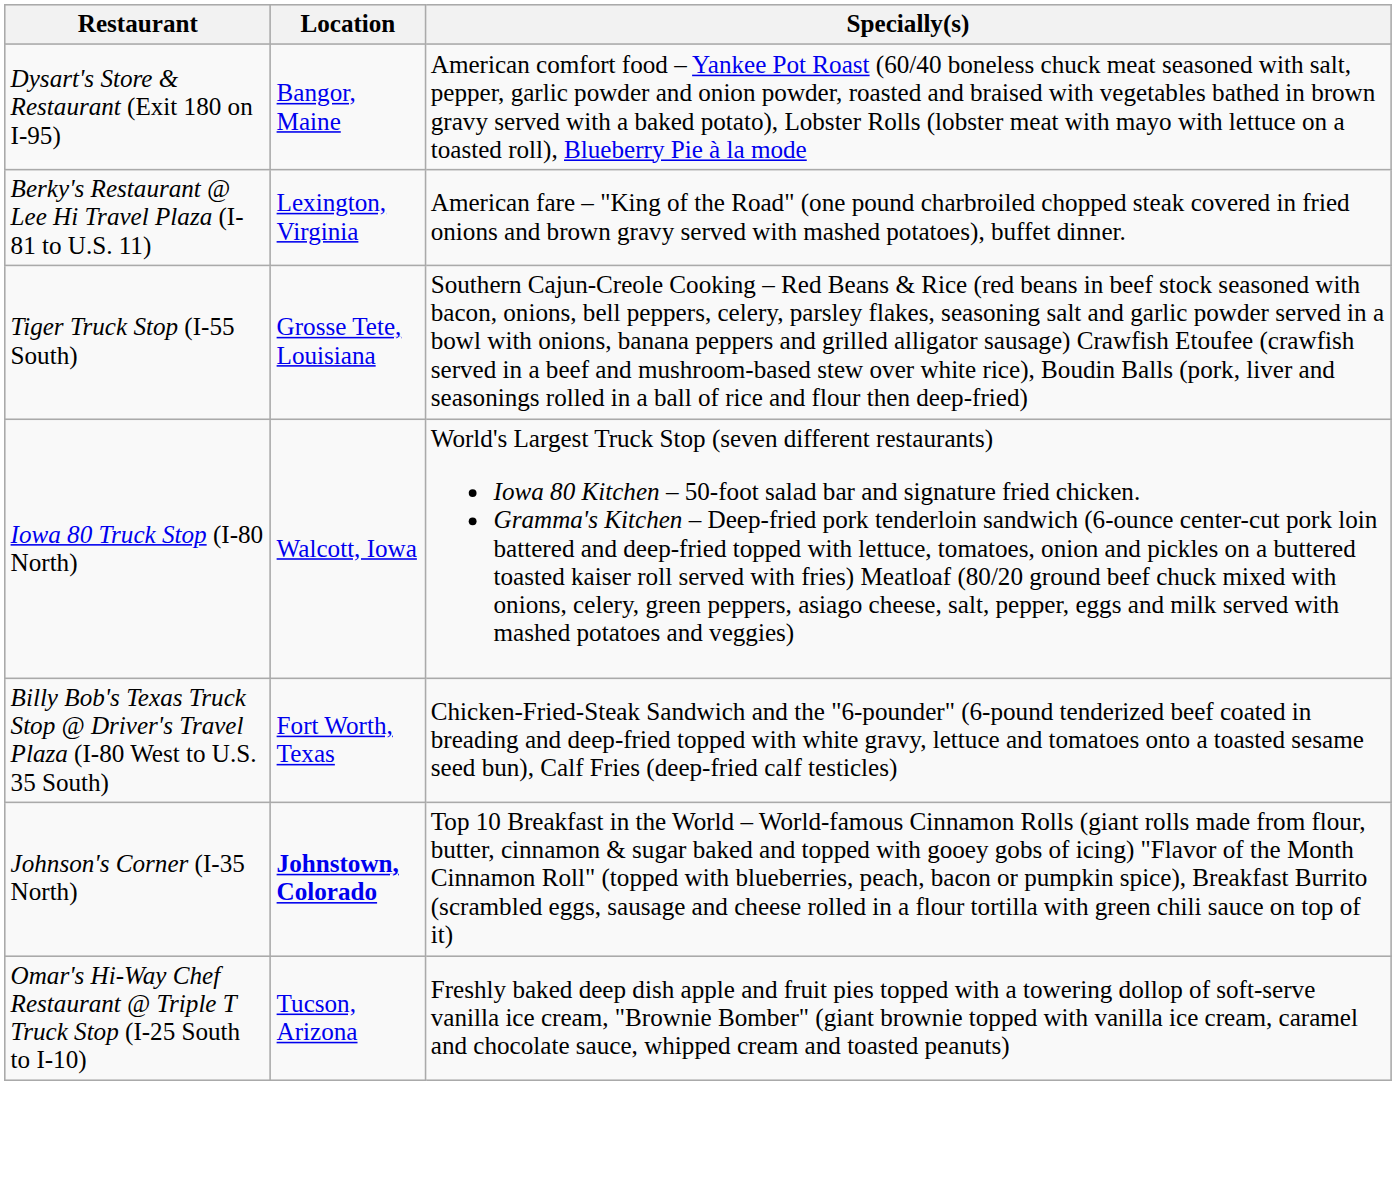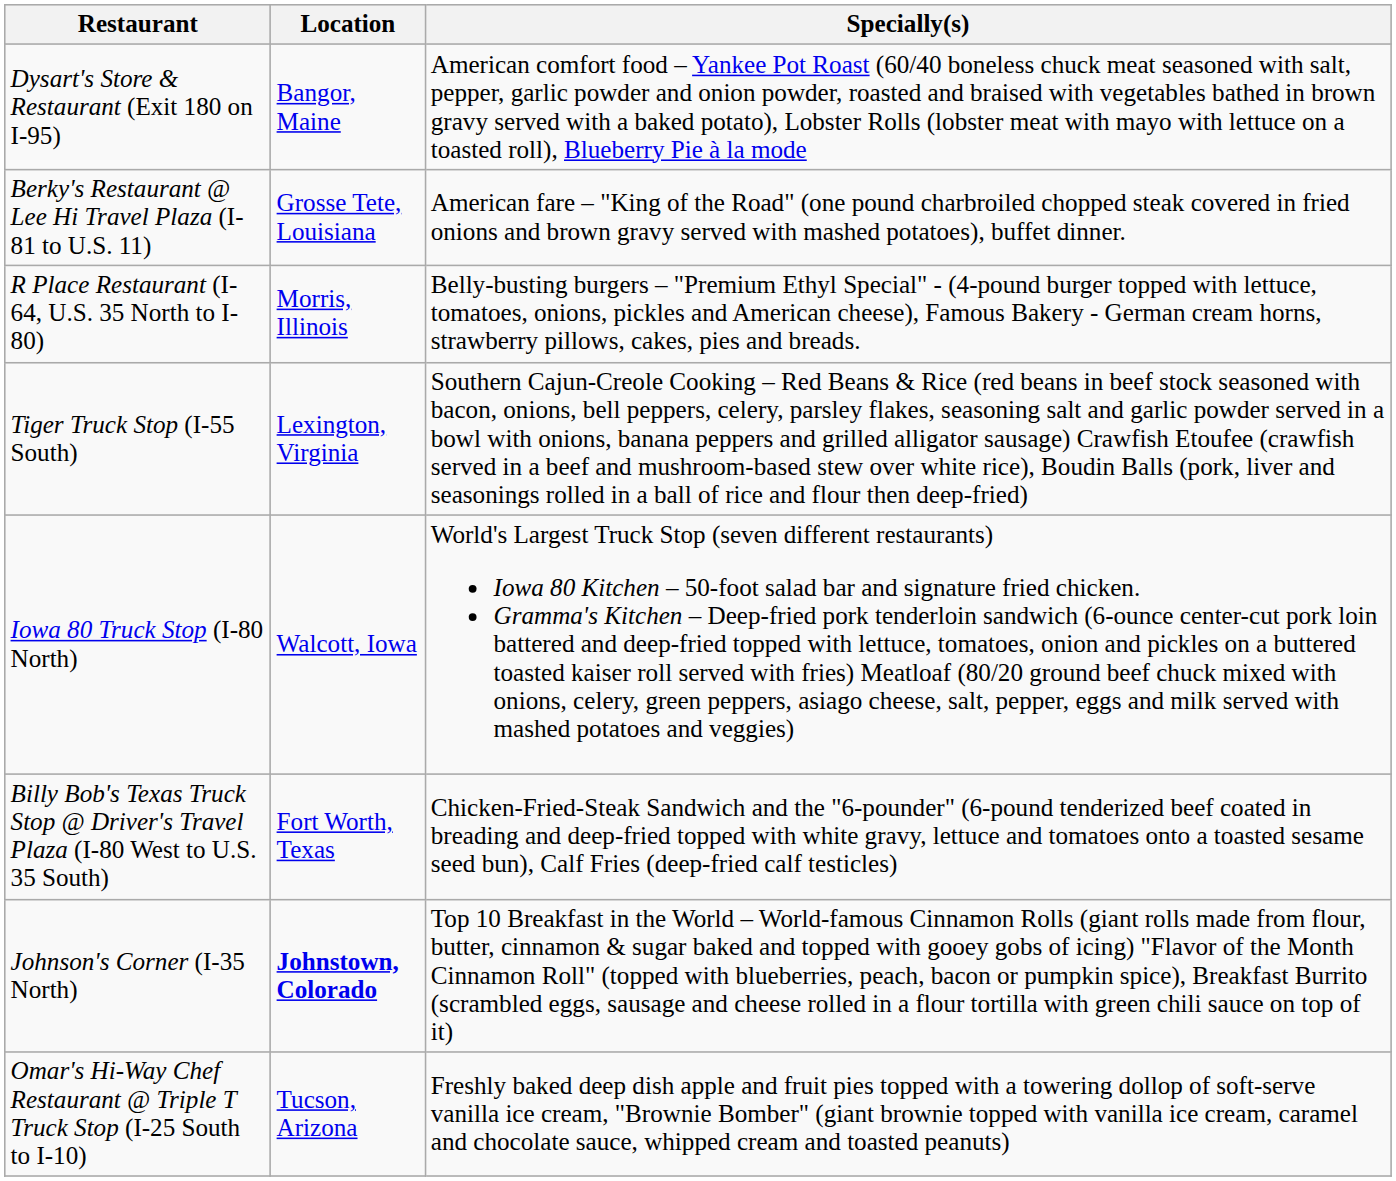(331, 217) Lexington, Virginia -> (339, 217) Grosse Tete, Louisiana
+ row: (124, 313)
(339, 341) Grosse Tete, Louisiana -> (331, 438) Lexington, Virginia
